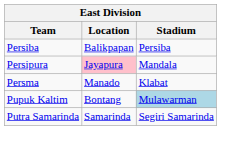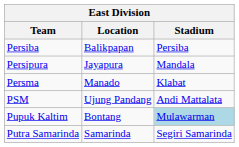(103, 64) pink background -> (103, 64) no background
+ row: (18, 99)
